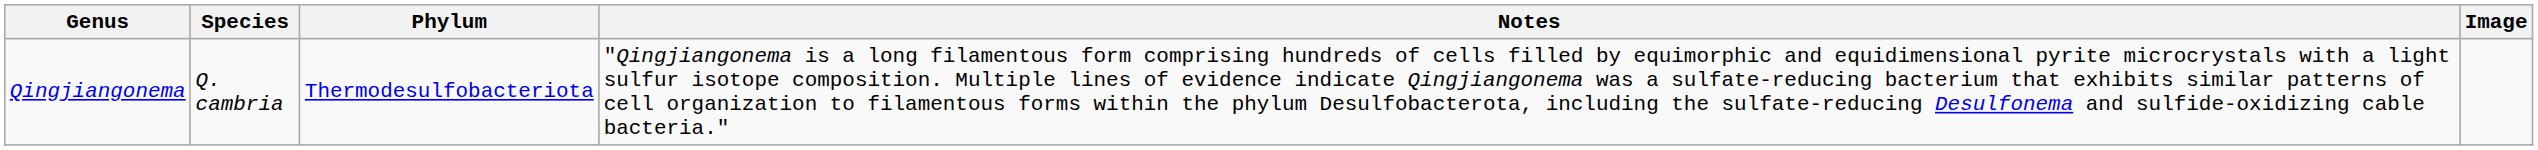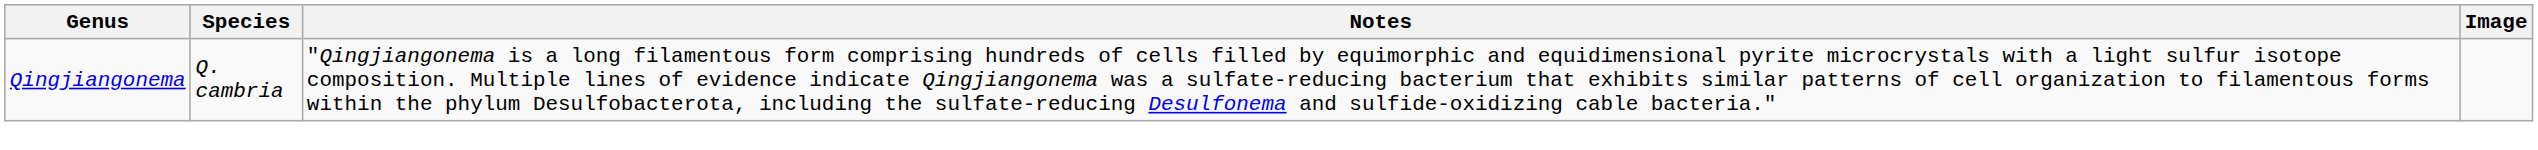- column: (449, 22)
